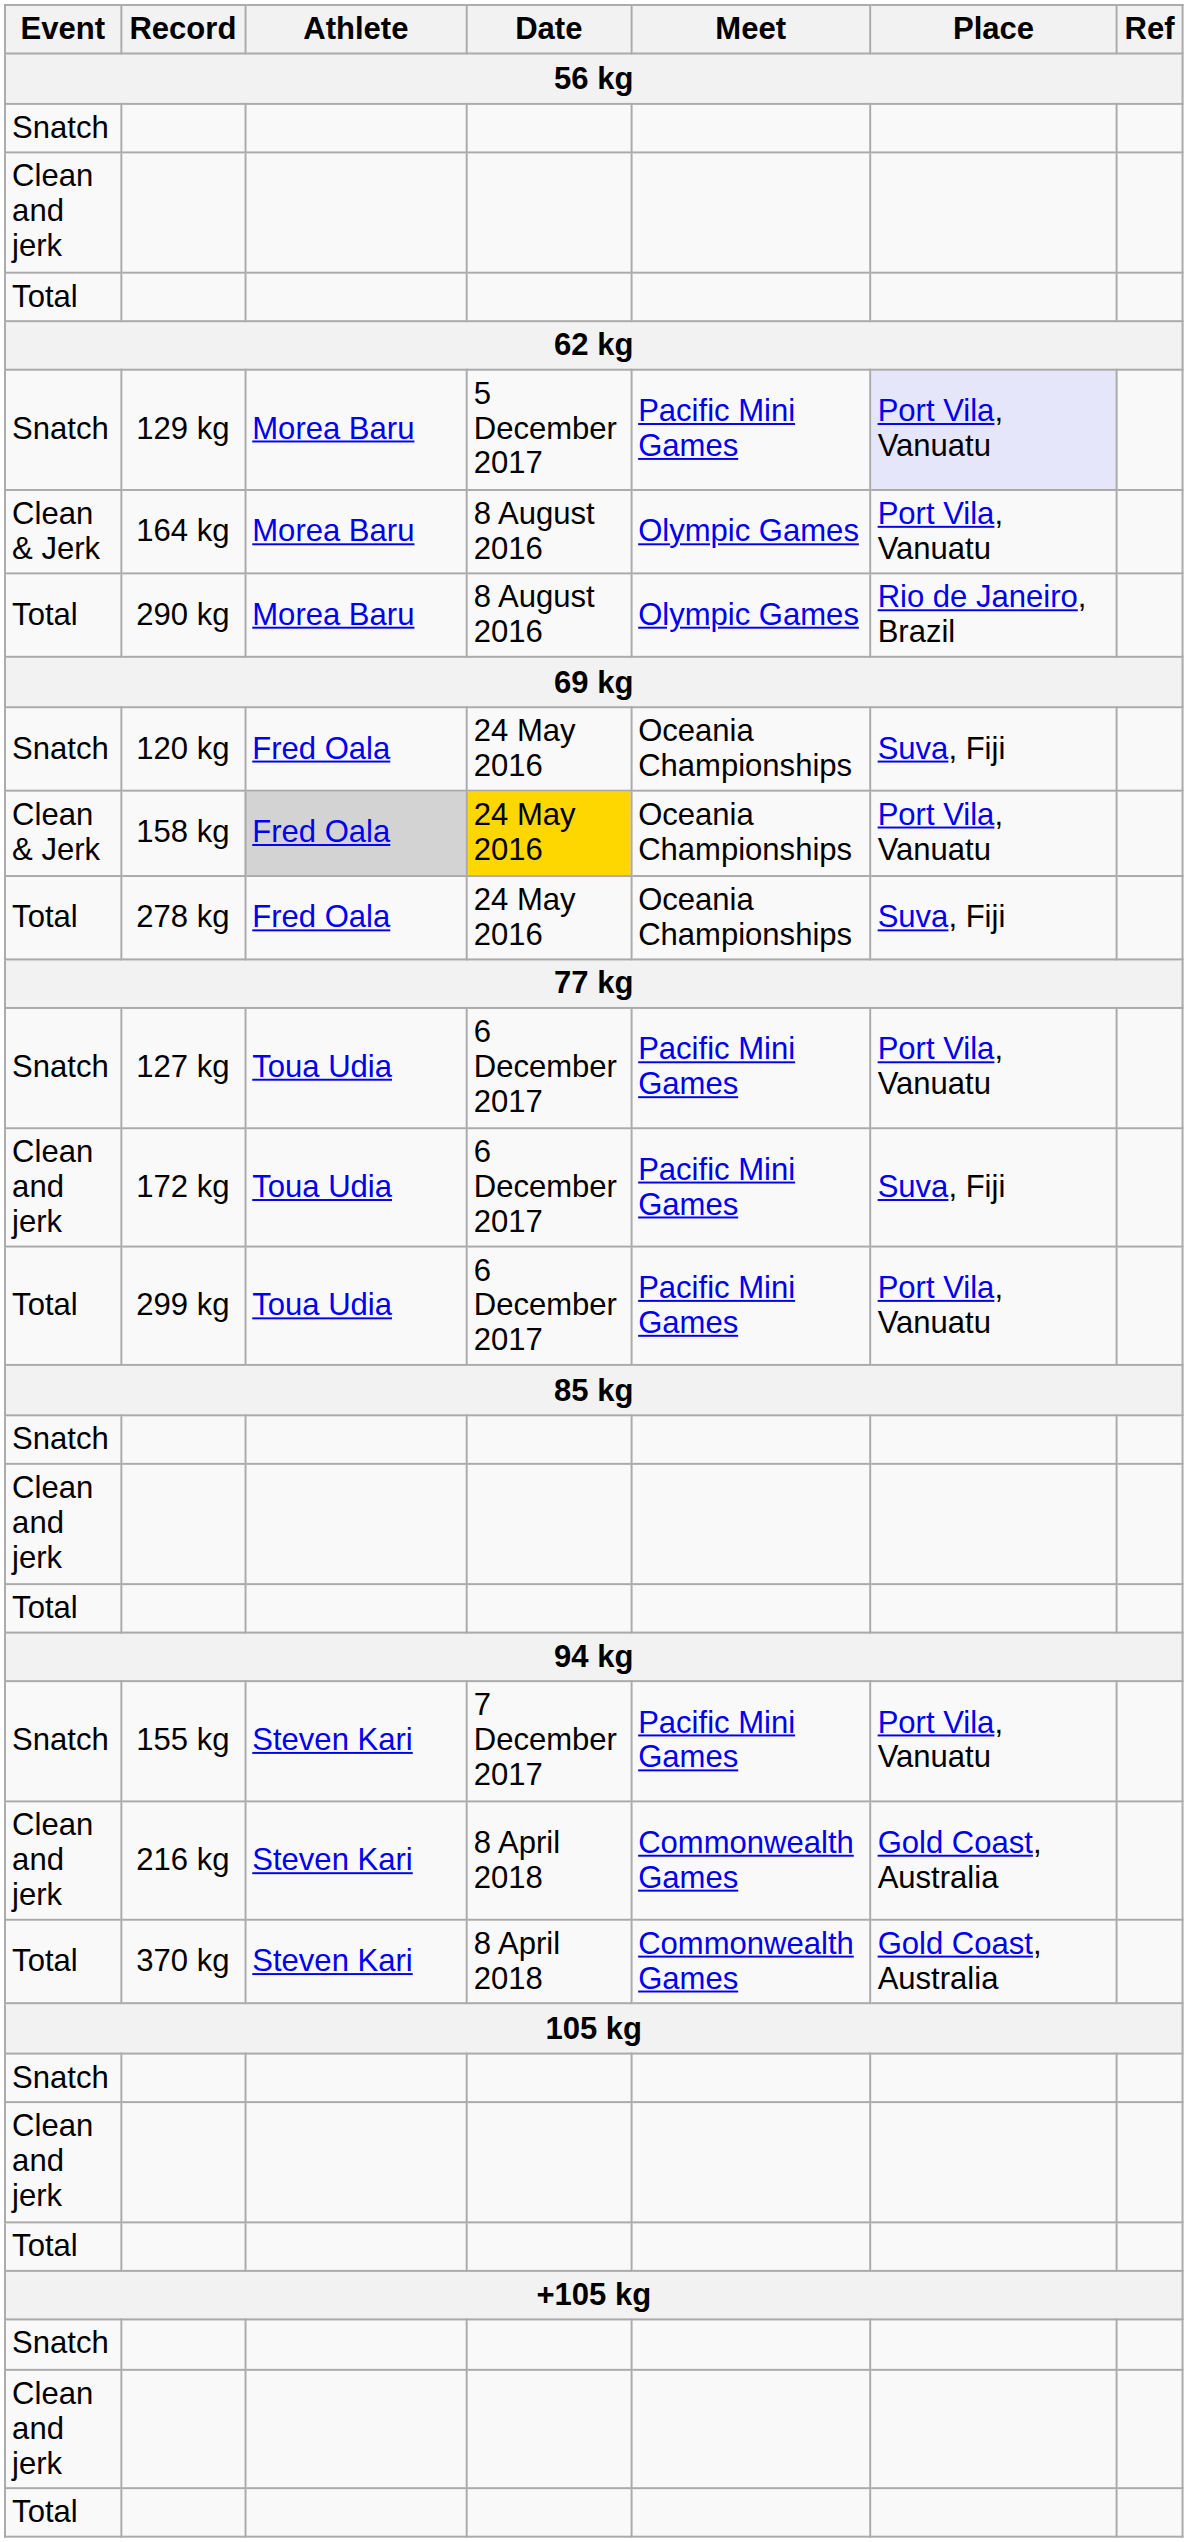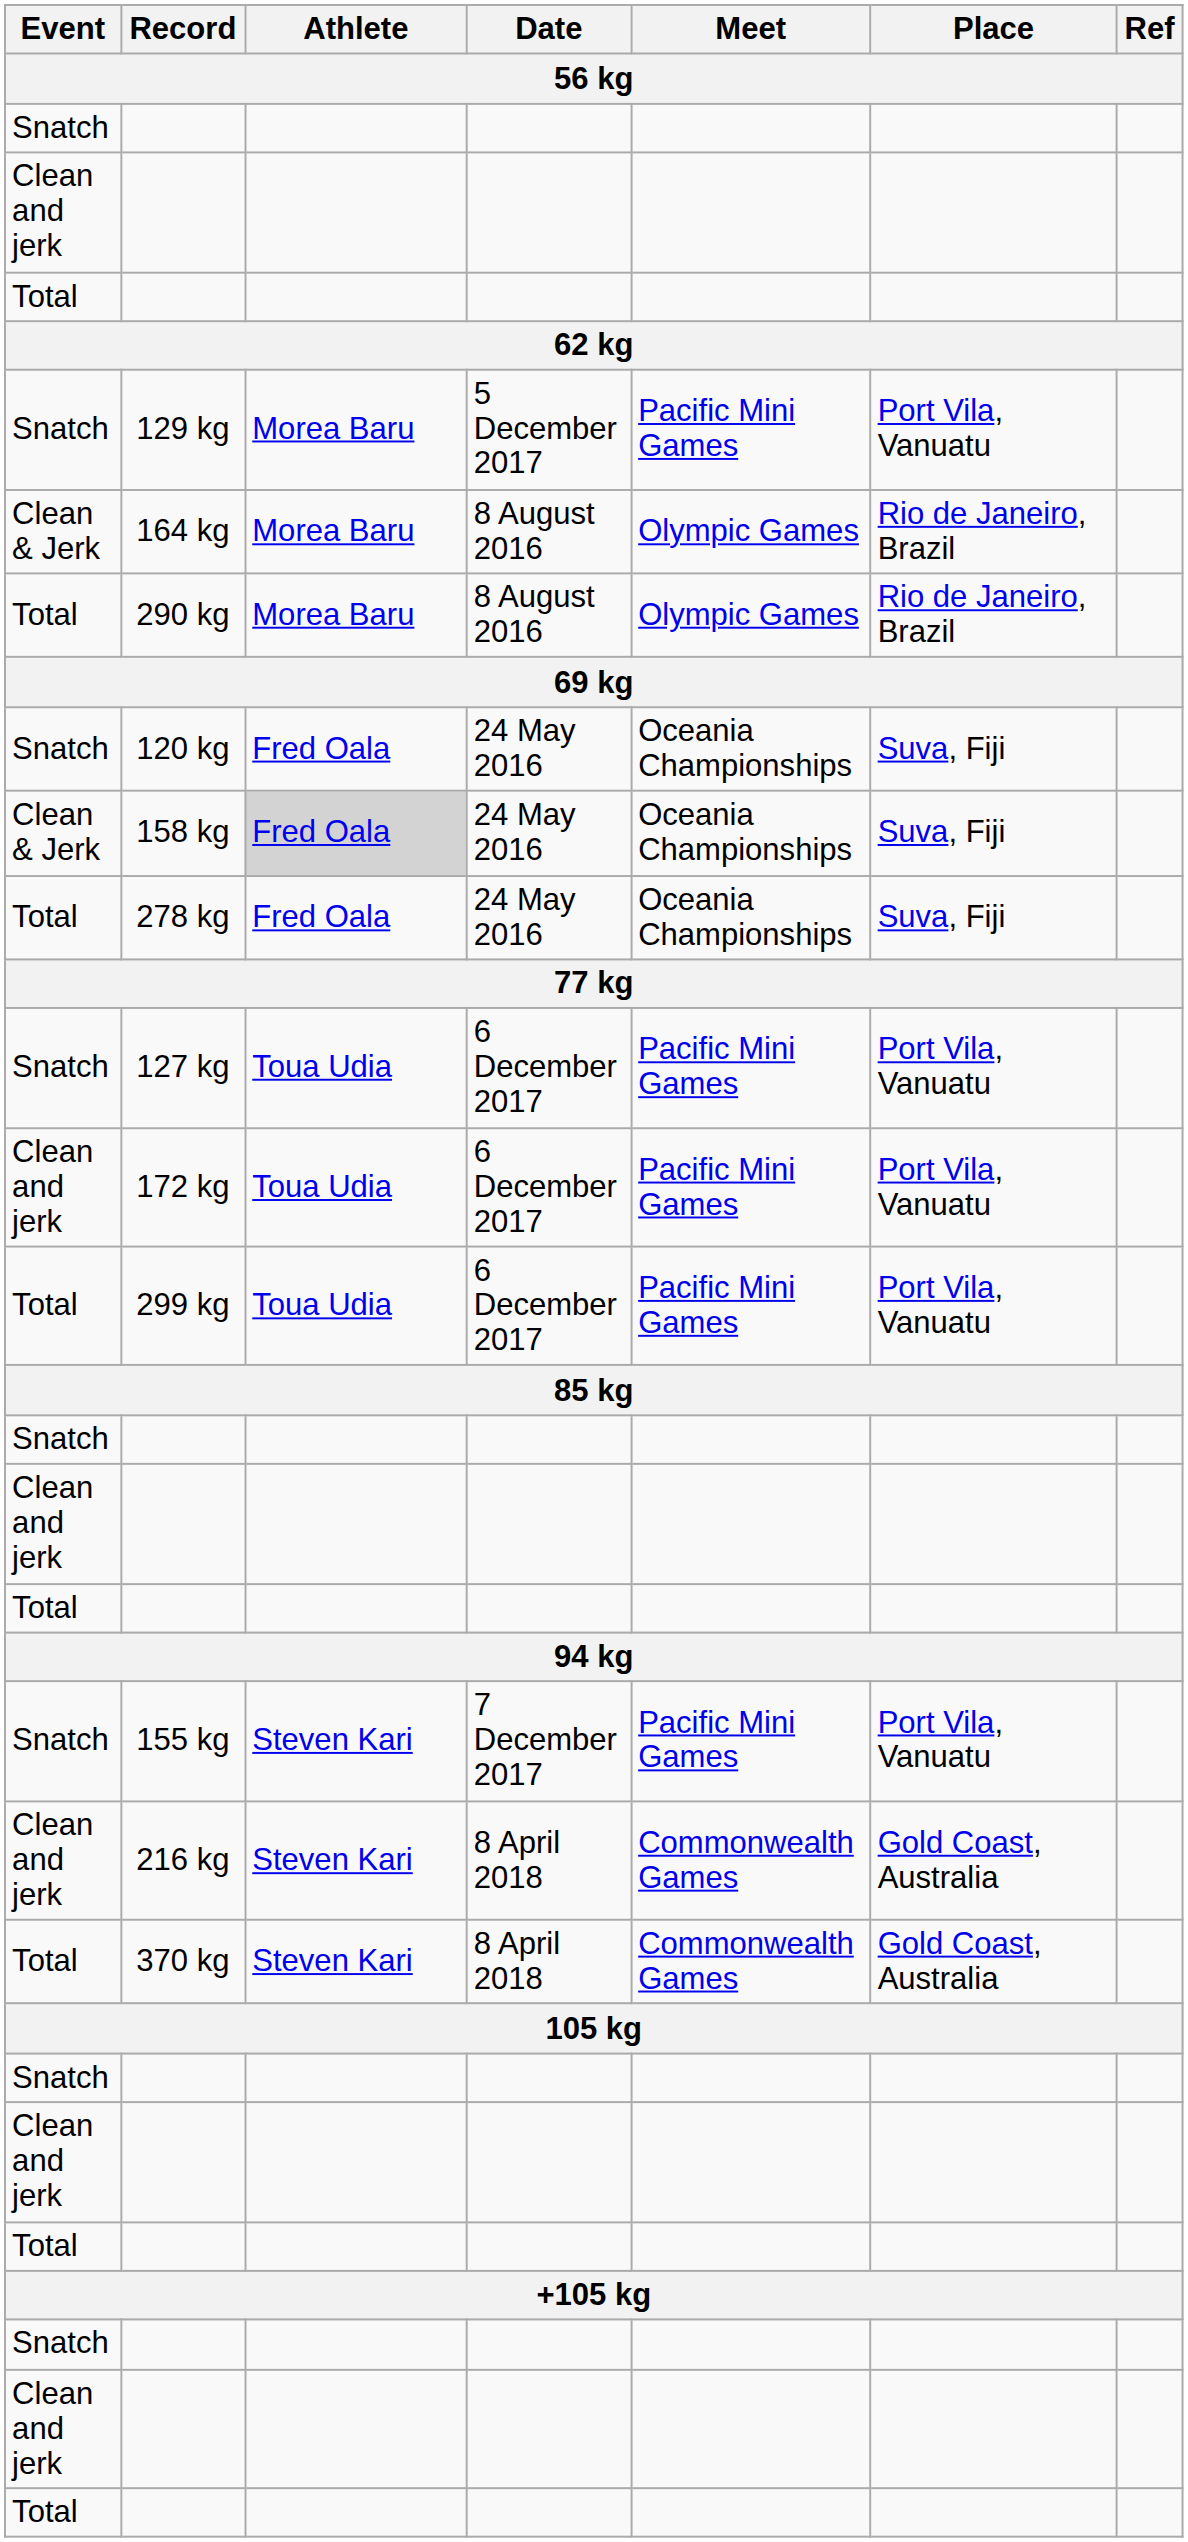(940, 429) lavender background -> (940, 429) no background
(940, 530) Port Vila, Vanuatu -> (982, 530) Rio de Janeiro, Brazil
(525, 832) gold background -> (525, 832) no background
(940, 832) Port Vila, Vanuatu -> (941, 832) Suva, Fiji
(941, 1186) Suva, Fiji -> (940, 1186) Port Vila, Vanuatu
